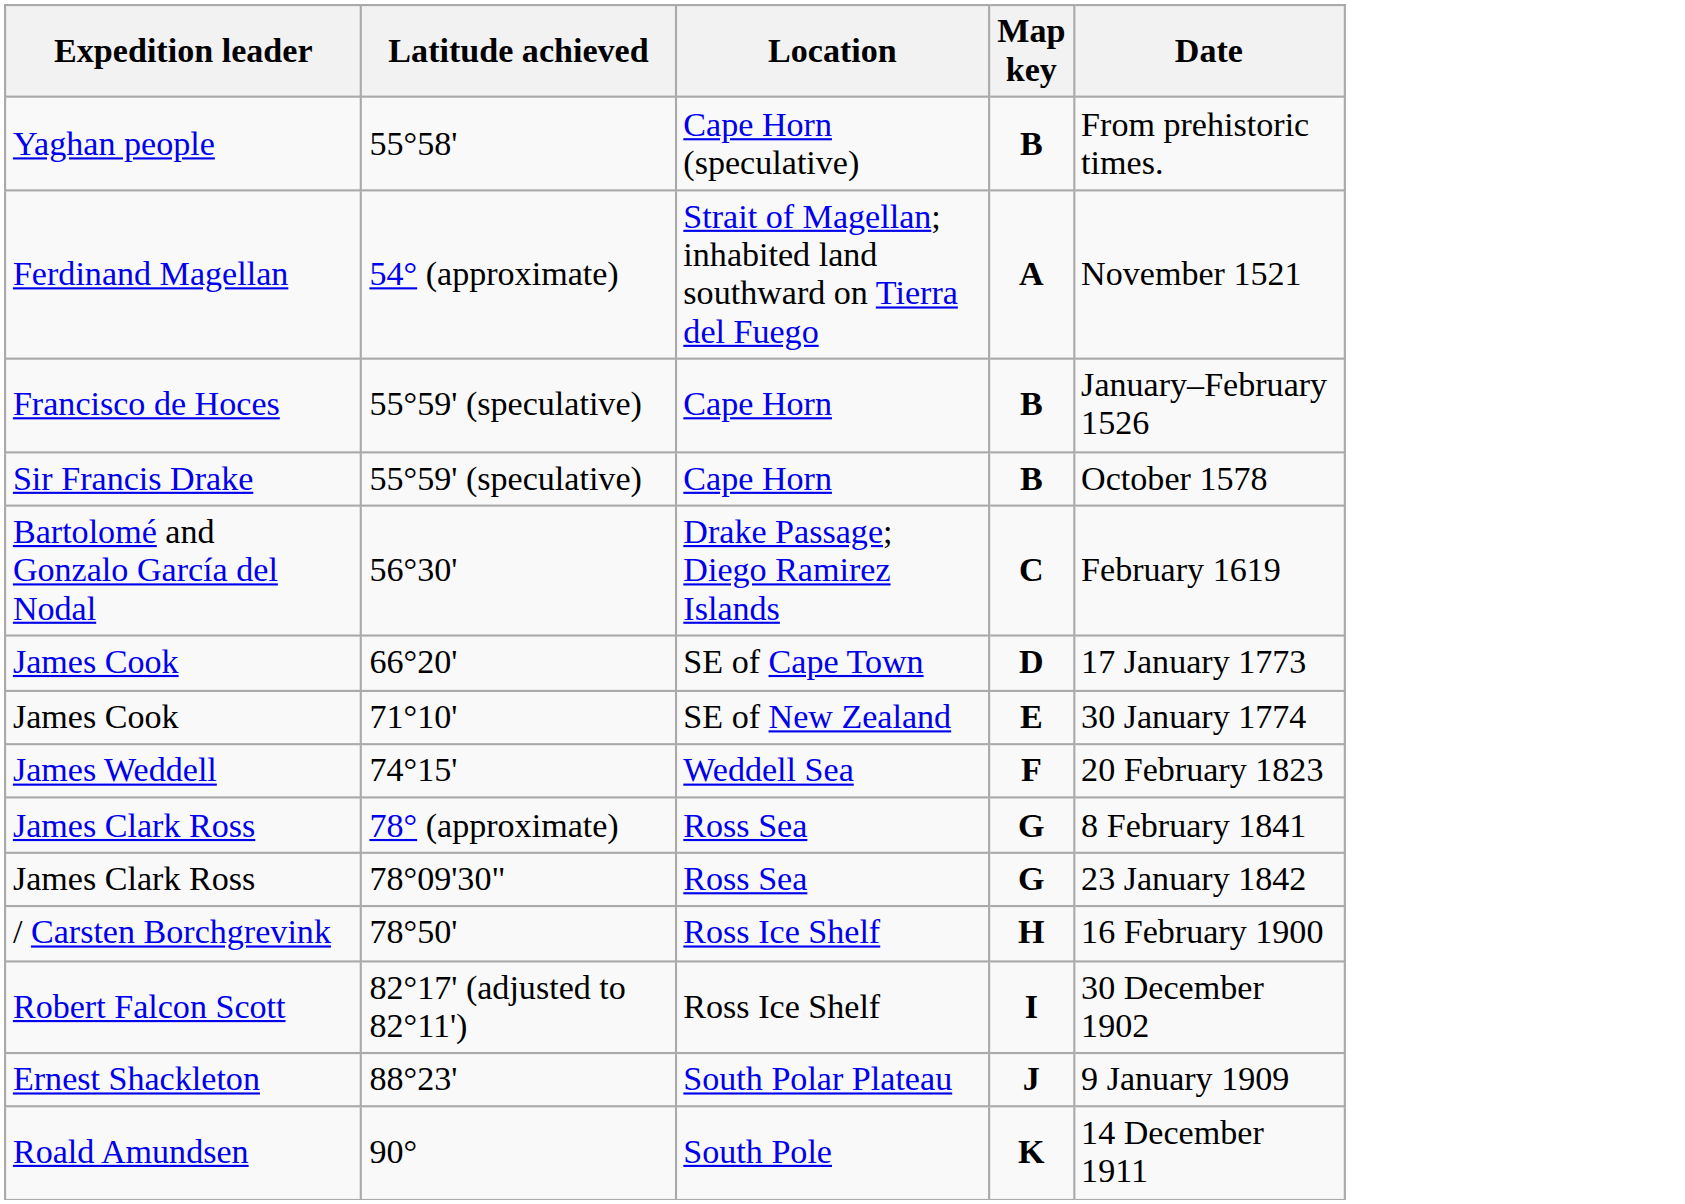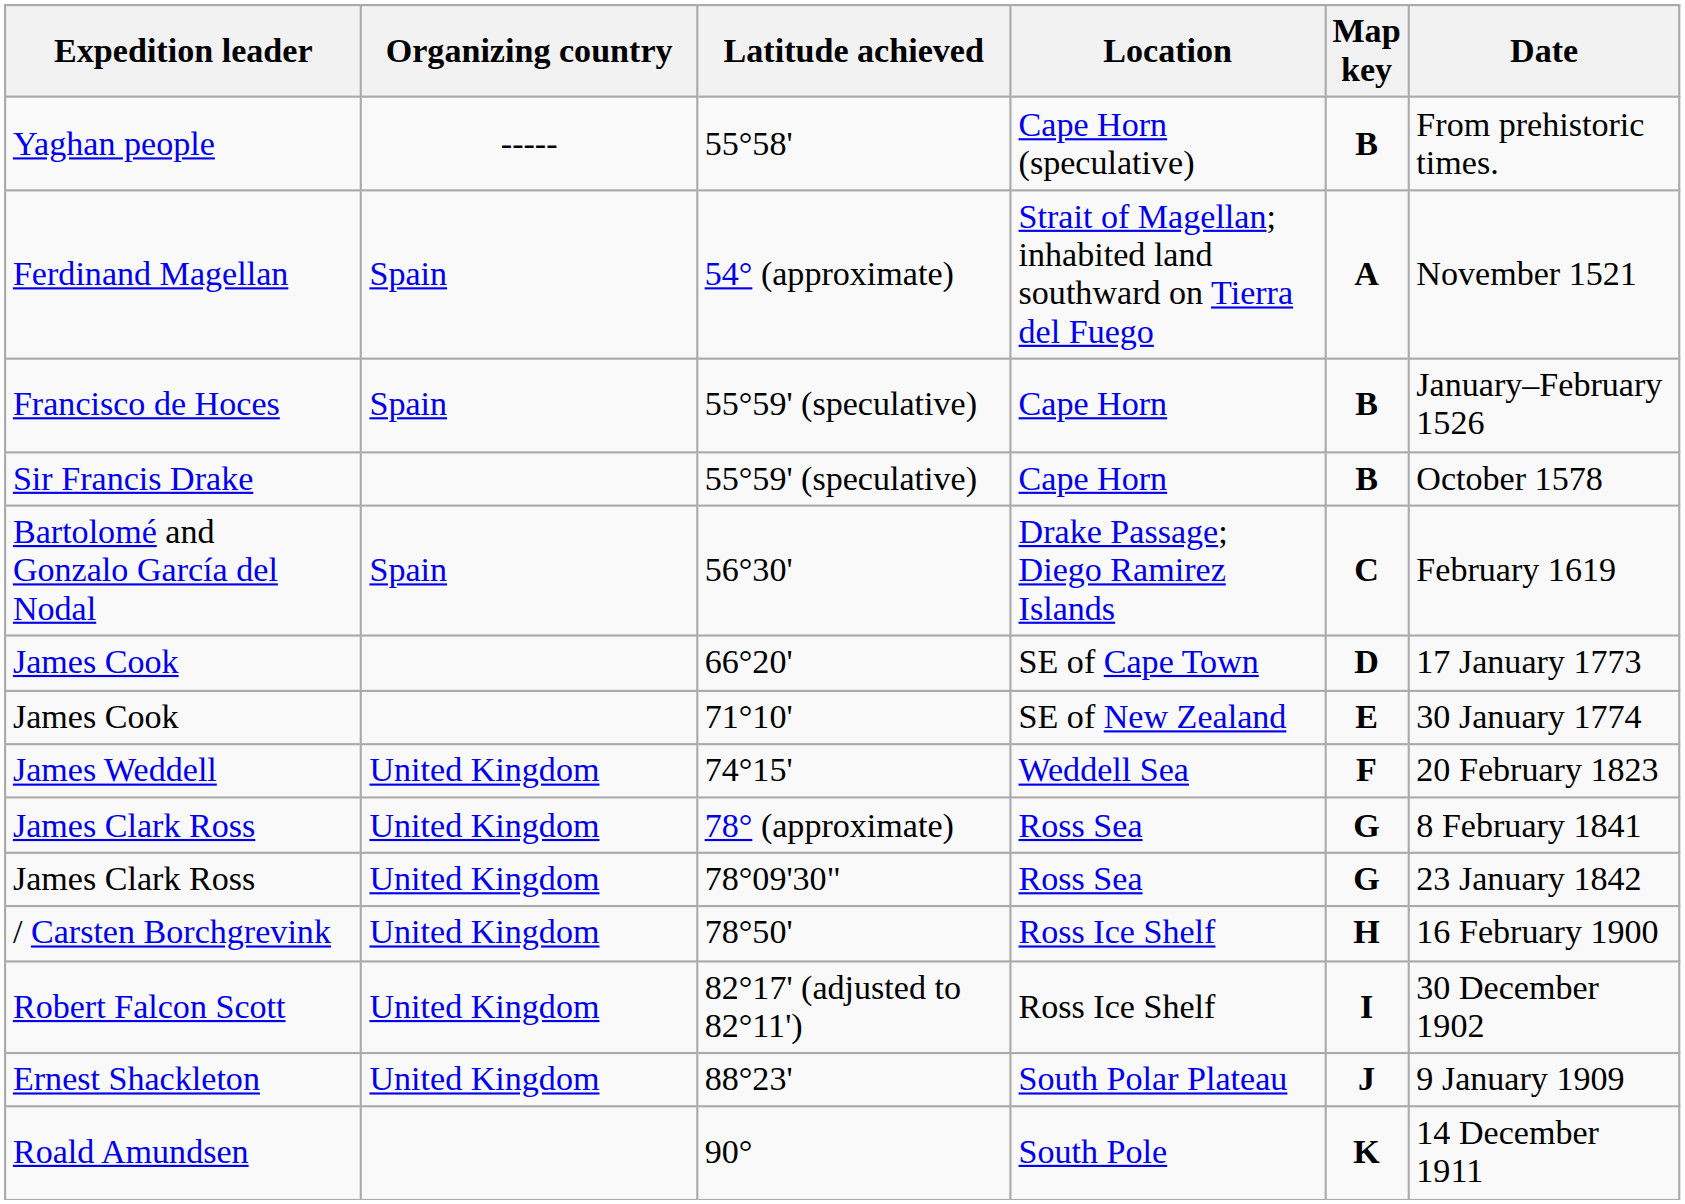+ column: (529, 50)
